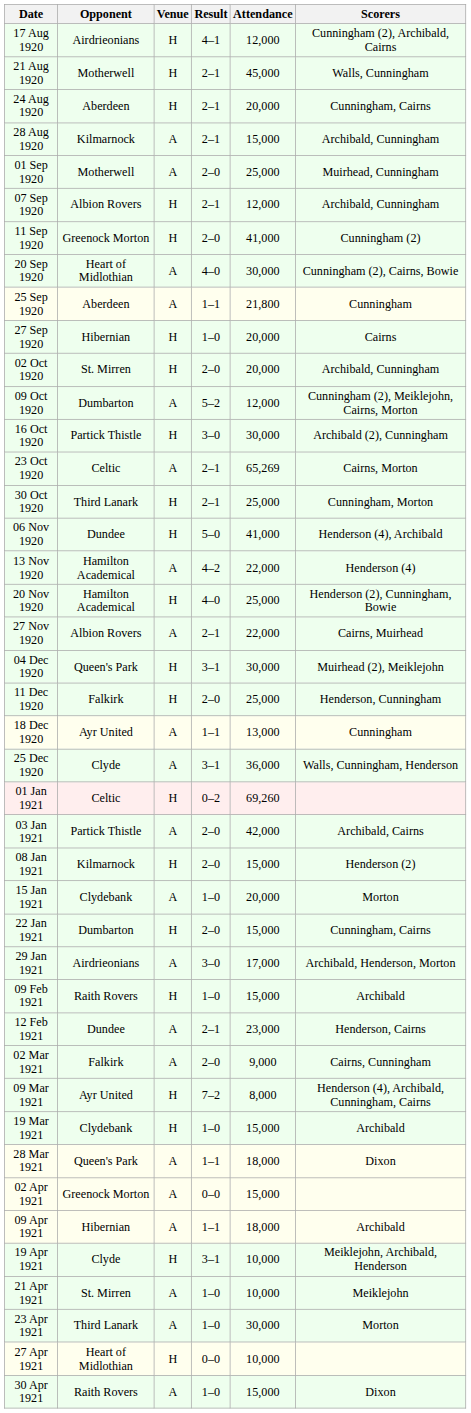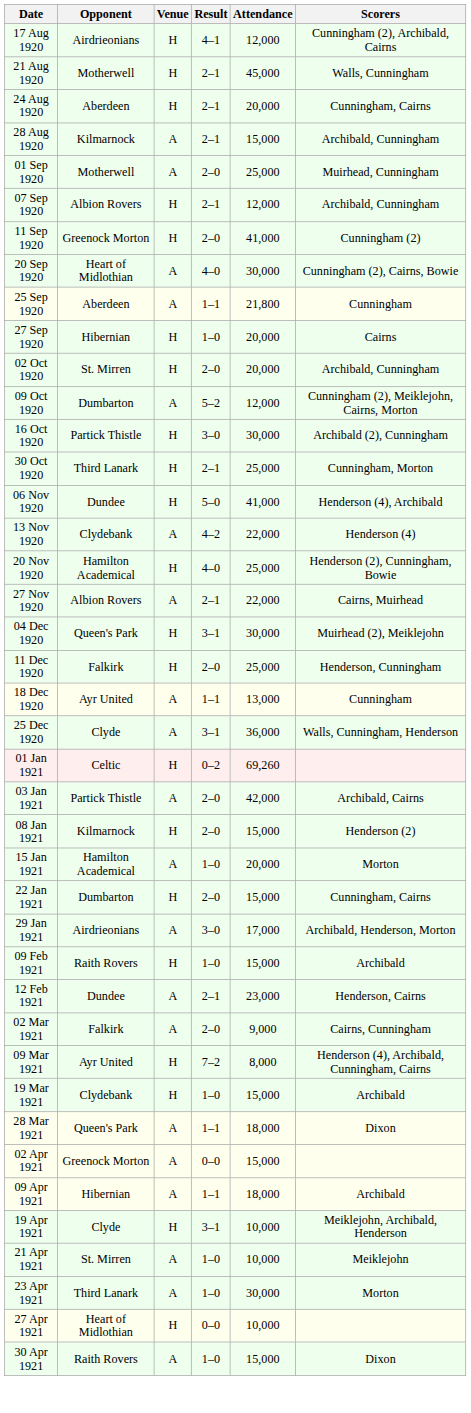- row: (31, 468)
(106, 567) Hamilton Academical -> (106, 534) Clydebank
(106, 897) Clydebank -> (106, 864) Hamilton Academical
